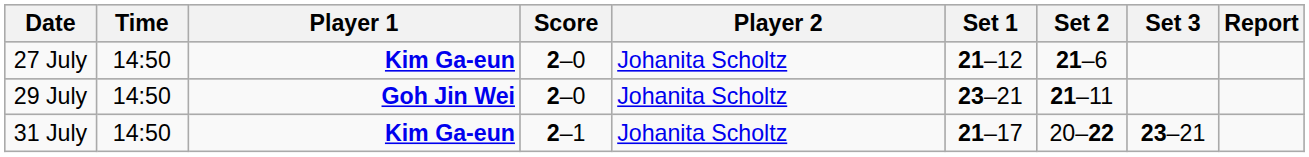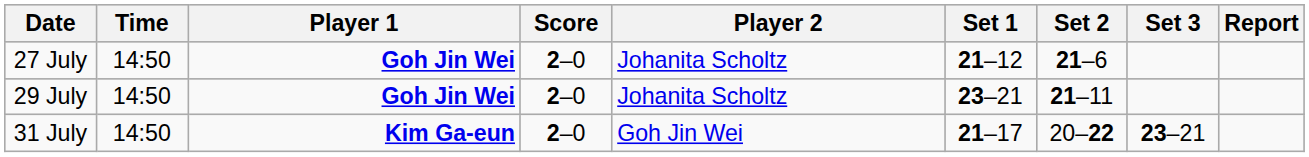(450, 60) Kim Ga-eun -> (448, 60) Goh Jin Wei
(566, 133) 2–1 -> (566, 133) 2–0
(702, 133) Johanita Scholtz -> (680, 133) Goh Jin Wei
